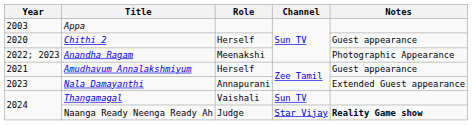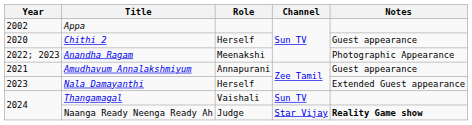(17, 26) 2003 -> (17, 26) 2002
(236, 69) Herself -> (244, 69) Annapurani
(244, 84) Annapurani -> (236, 84) Herself
